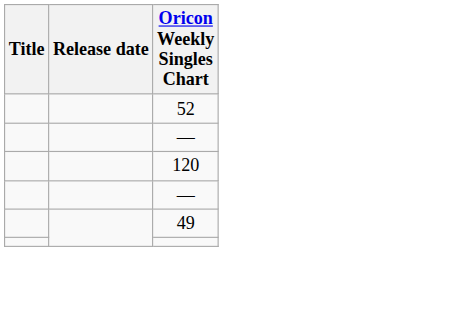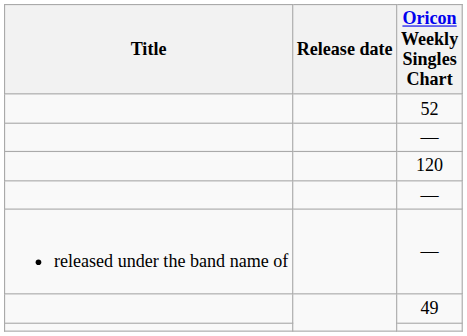+ row: (149, 262)
